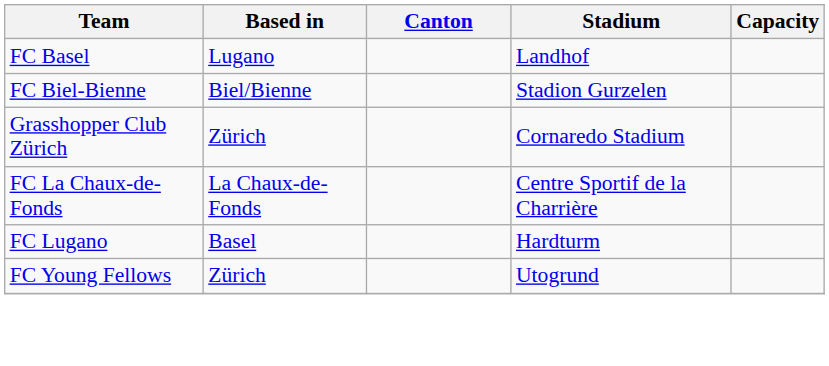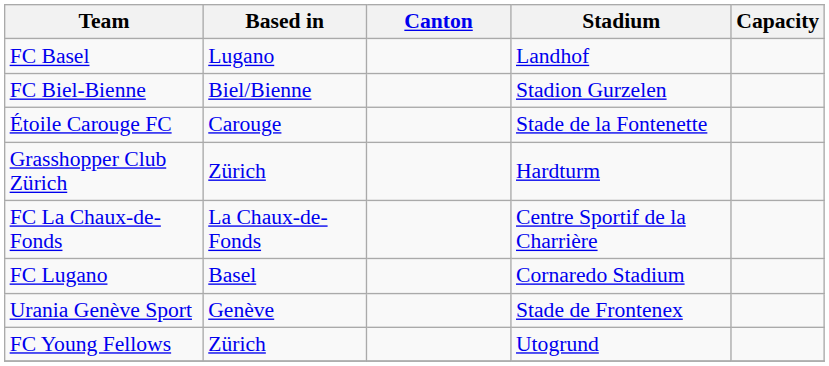+ row: (91, 124)
(600, 136) Cornaredo Stadium -> (558, 170) Hardturm
(558, 241) Hardturm -> (600, 275) Cornaredo Stadium
+ row: (101, 310)
